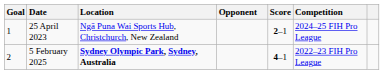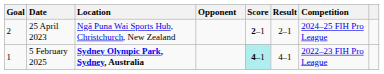+ column: (285, 12)
(9, 32) 1 -> (9, 32) 2
(9, 57) 2 -> (9, 57) 1
(280, 57) no background -> (258, 57) paleturquoise background
